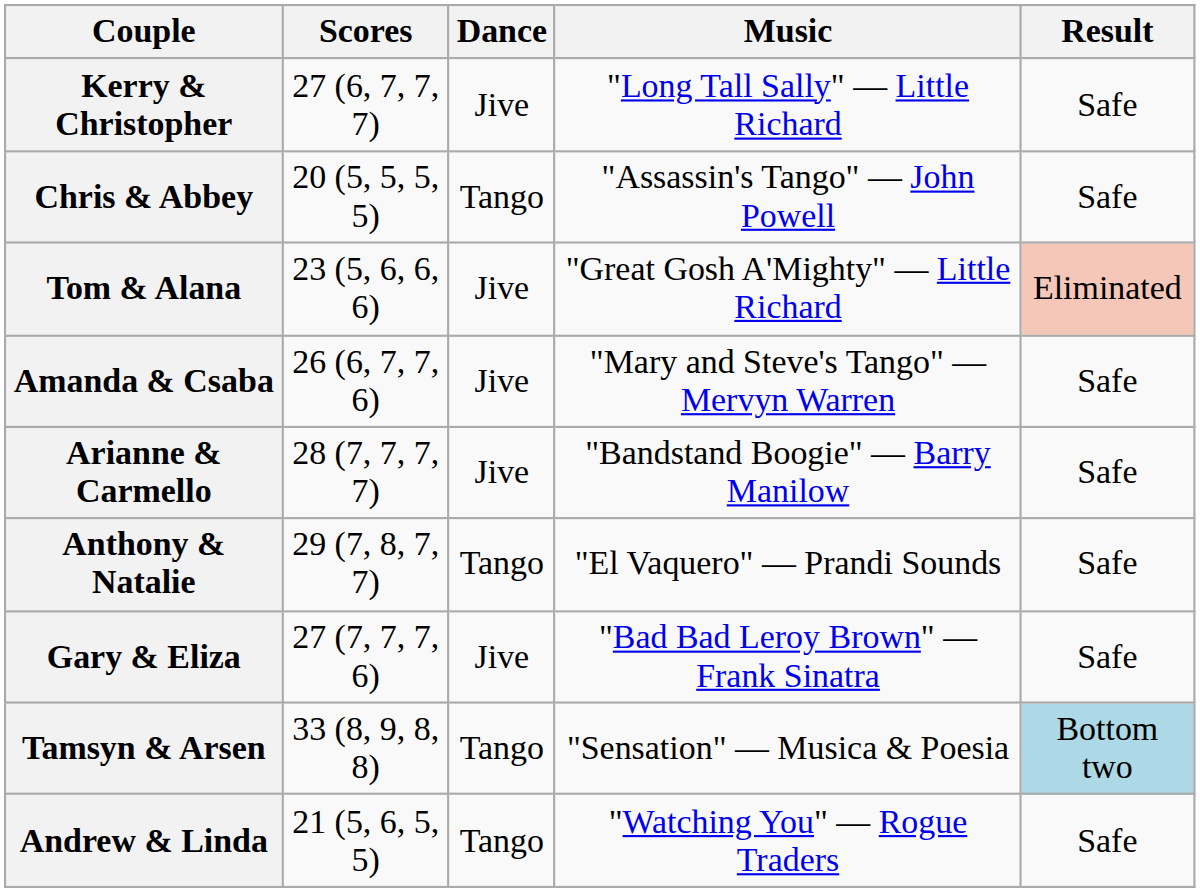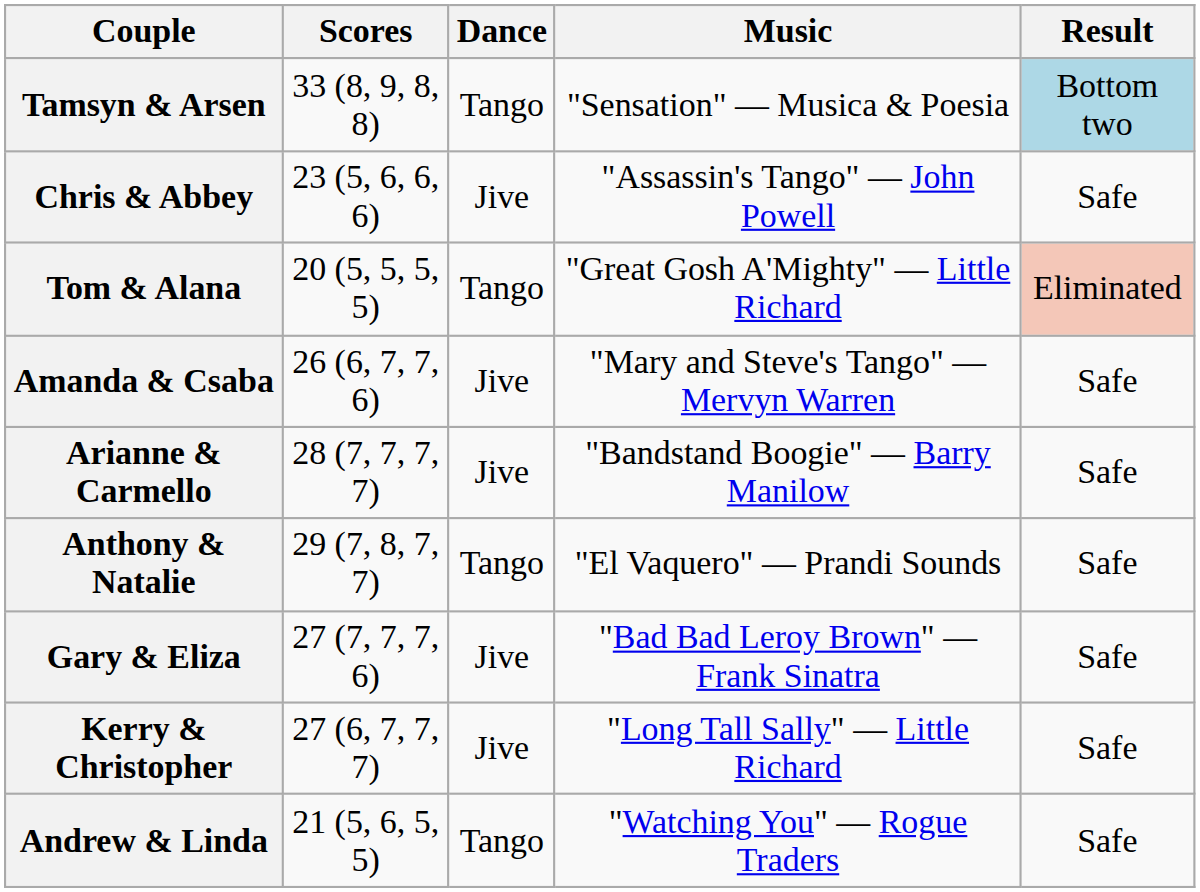rows swapped: (144, 104) <-> (144, 747)
(366, 196) 20 (5, 5, 5, 5) -> (366, 196) 23 (5, 6, 6, 6)
(502, 196) Tango -> (502, 196) Jive
(366, 288) 23 (5, 6, 6, 6) -> (366, 288) 20 (5, 5, 5, 5)
(502, 288) Jive -> (502, 288) Tango
